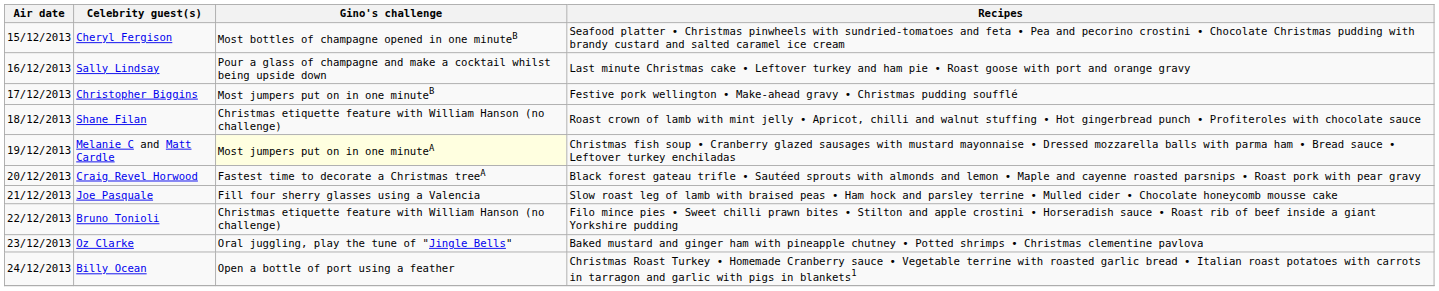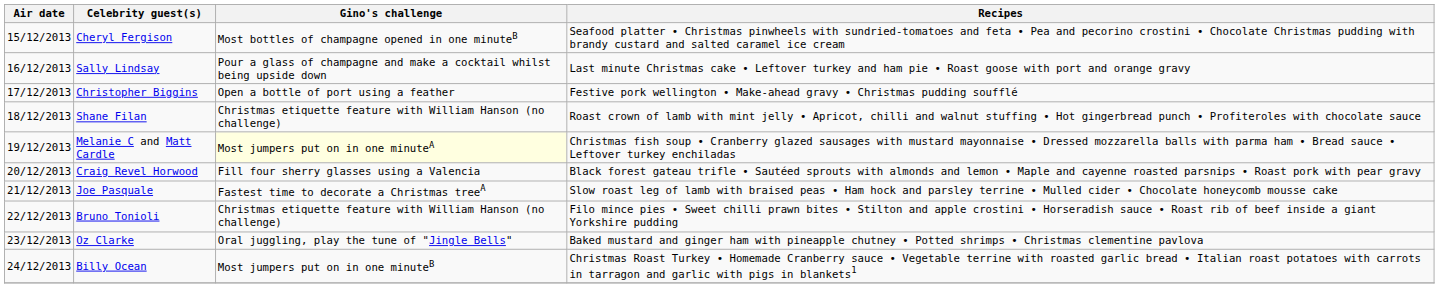(326, 94) Most jumpers put on in one minuteB -> (336, 92) Open a bottle of port using a feather
(352, 175) Fastest time to decorate a Christmas treeA -> (349, 171) Fill four sherry glasses using a Valencia
(349, 195) Fill four sherry glasses using a Valencia -> (352, 191) Fastest time to decorate a Christmas treeA
(336, 269) Open a bottle of port using a feather -> (326, 266) Most jumpers put on in one minuteB
